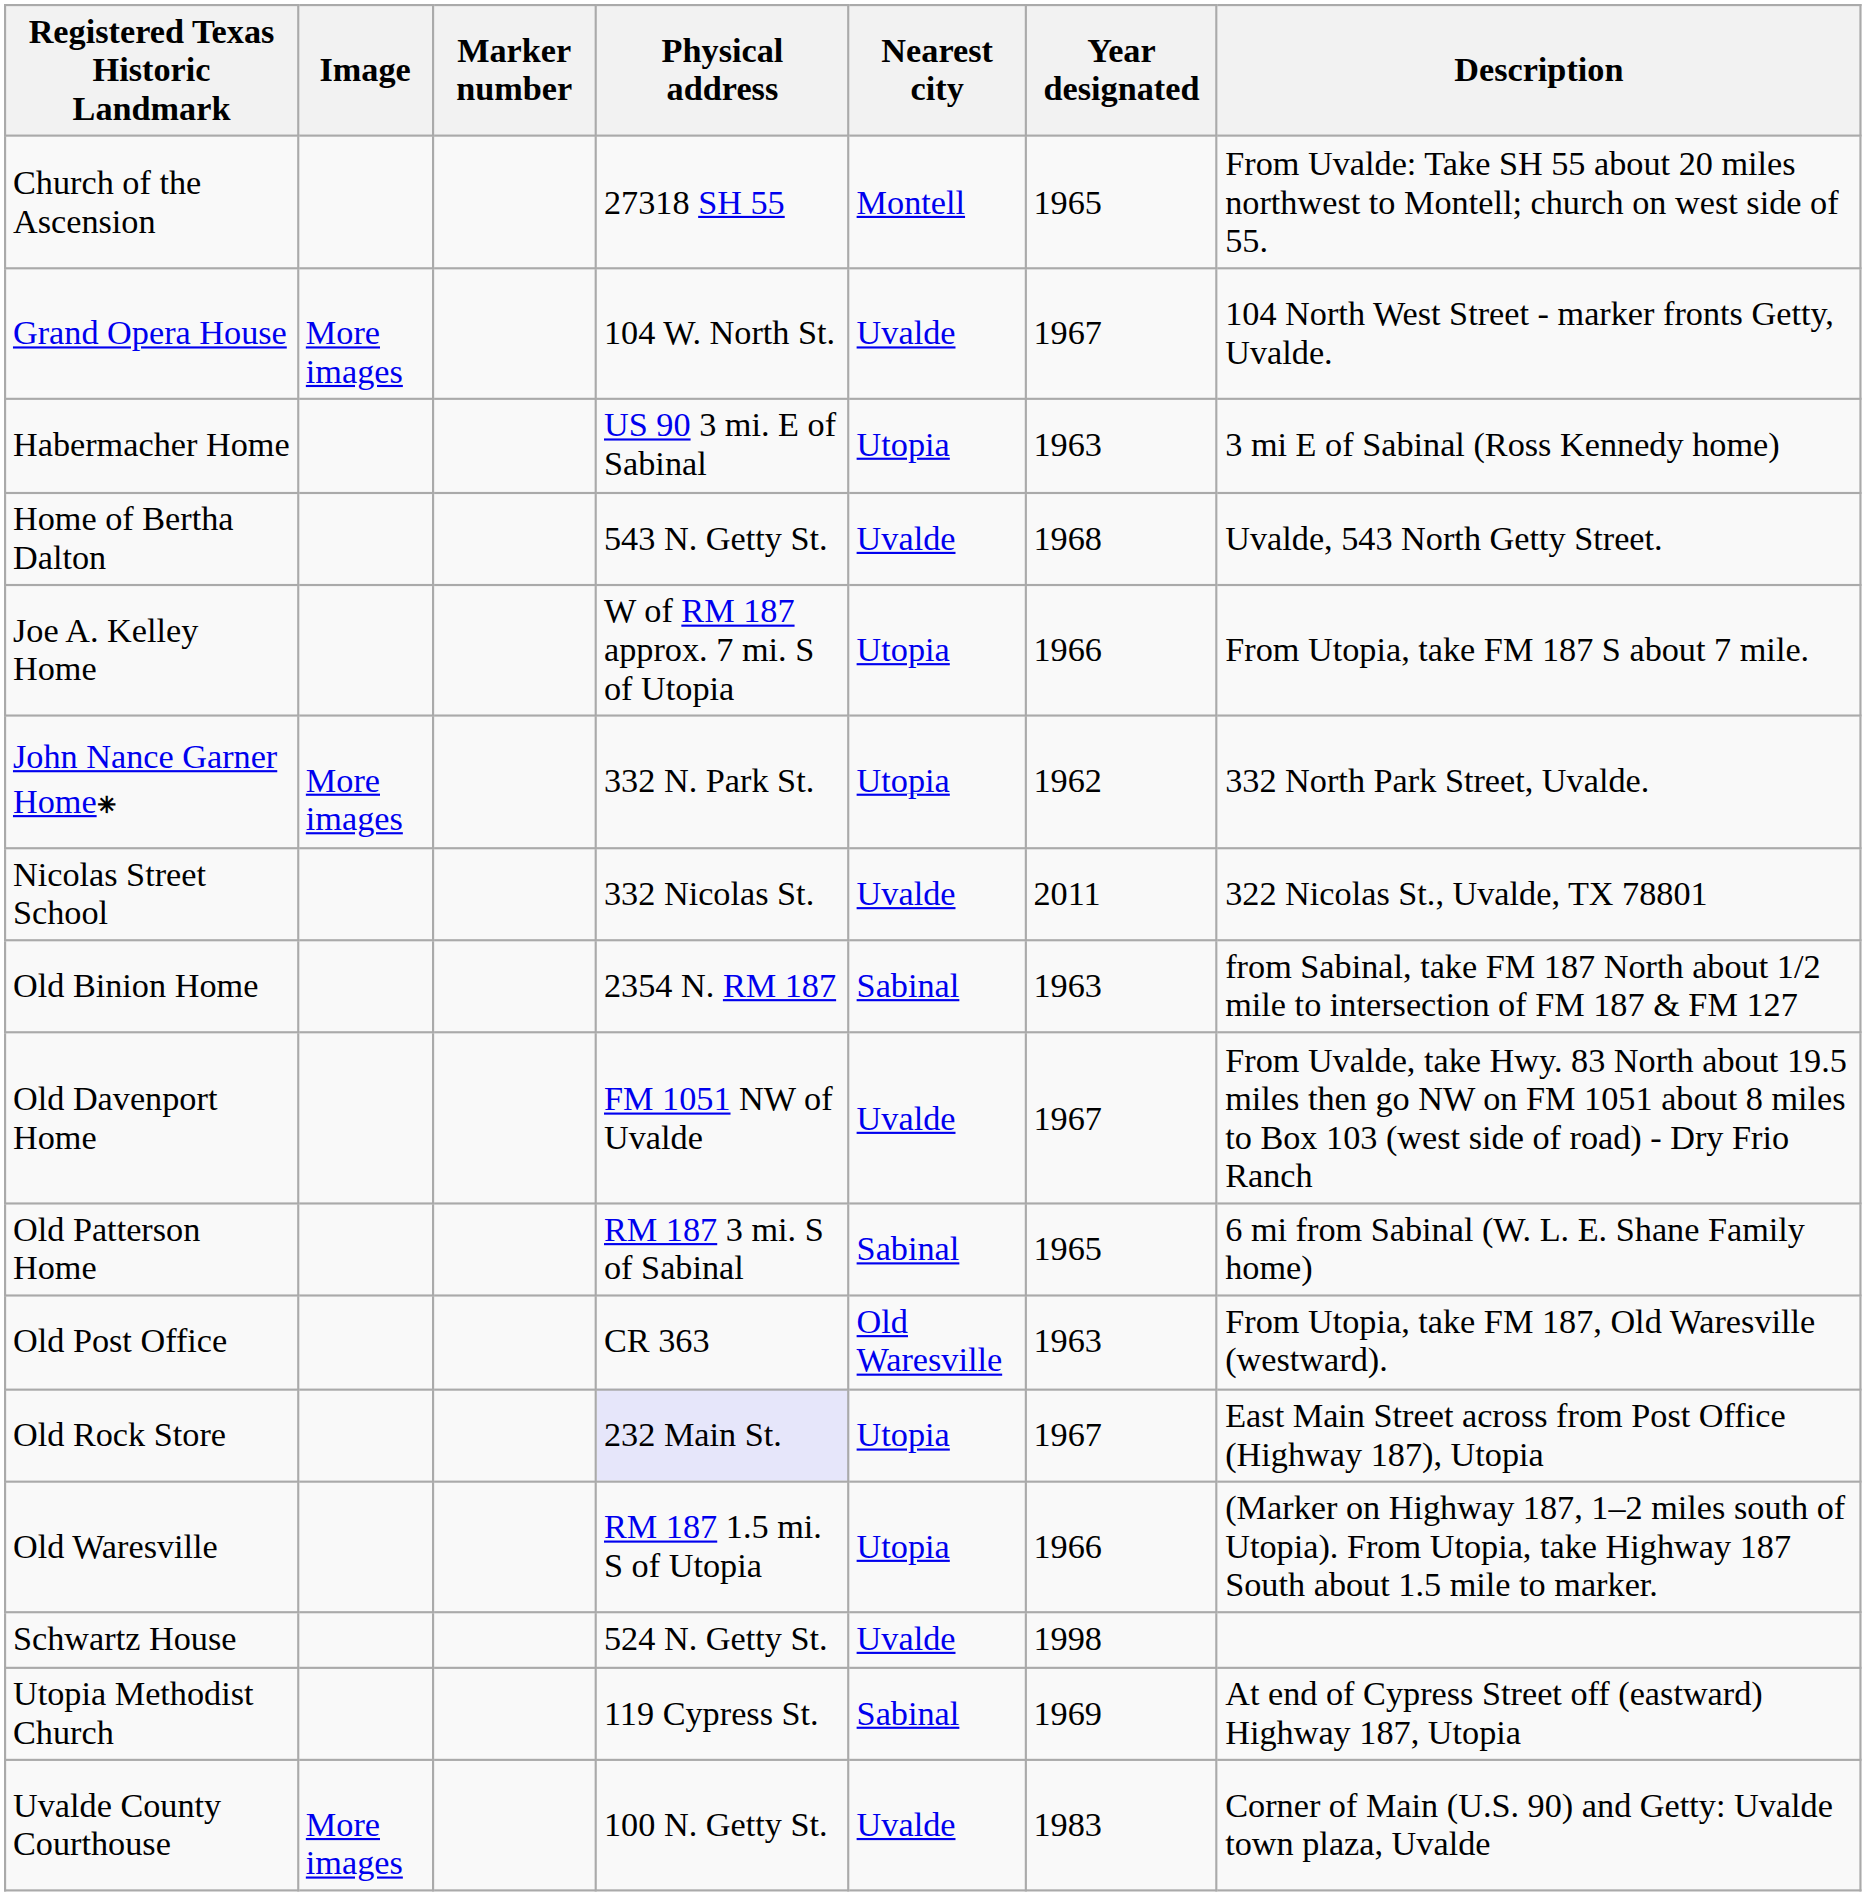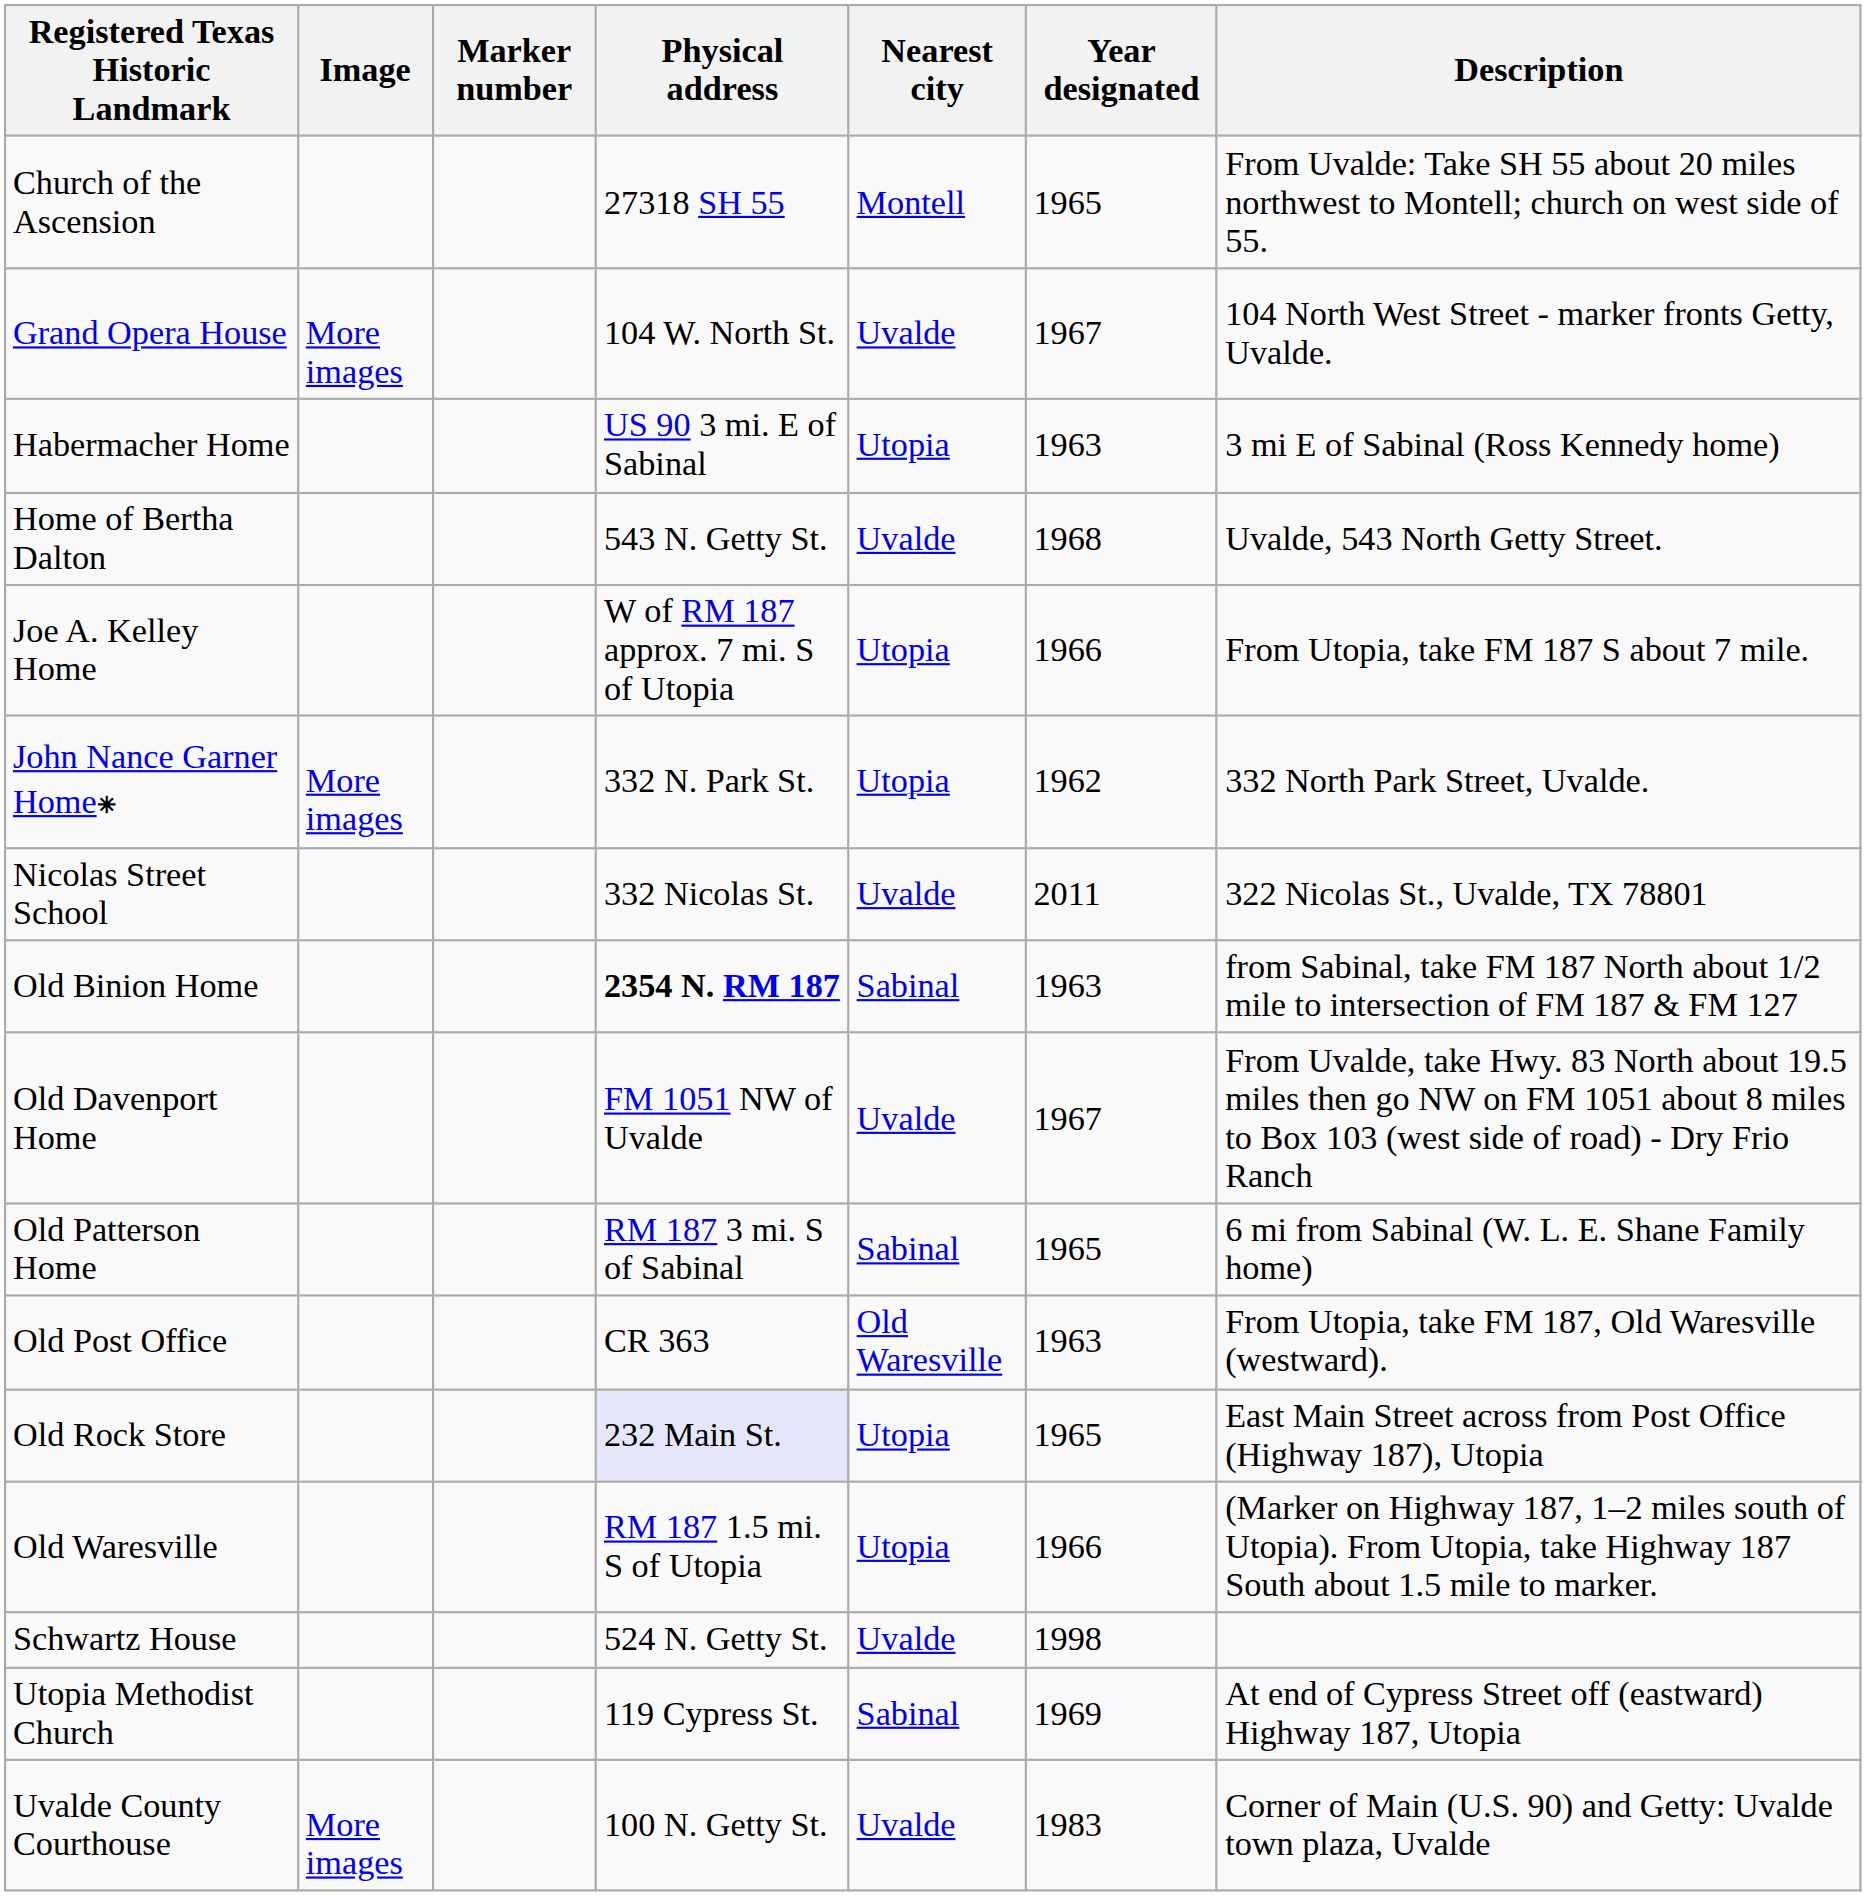(720, 986) normal -> (722, 986) bold
(1068, 1434) 1967 -> (1068, 1434) 1965
